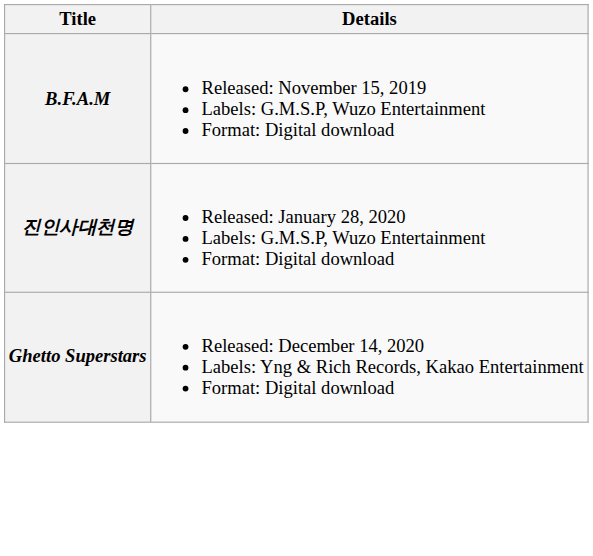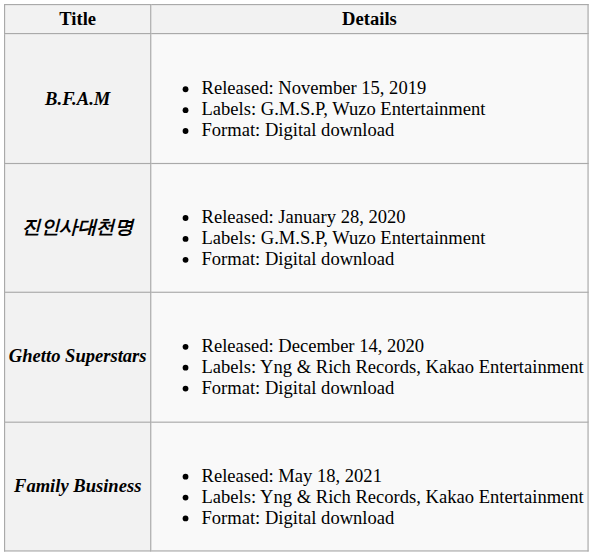+ row: (78, 486)
